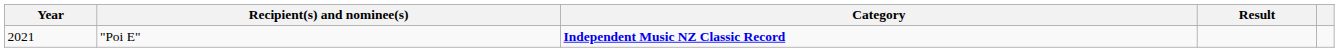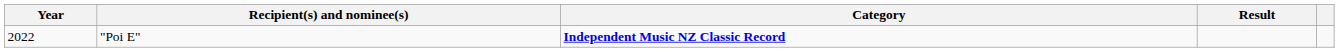(21, 36) 2021 -> (21, 36) 2022
